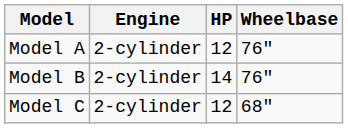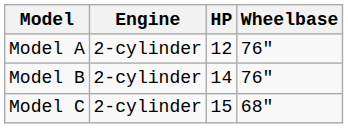(221, 108) 12 -> (221, 108) 15
